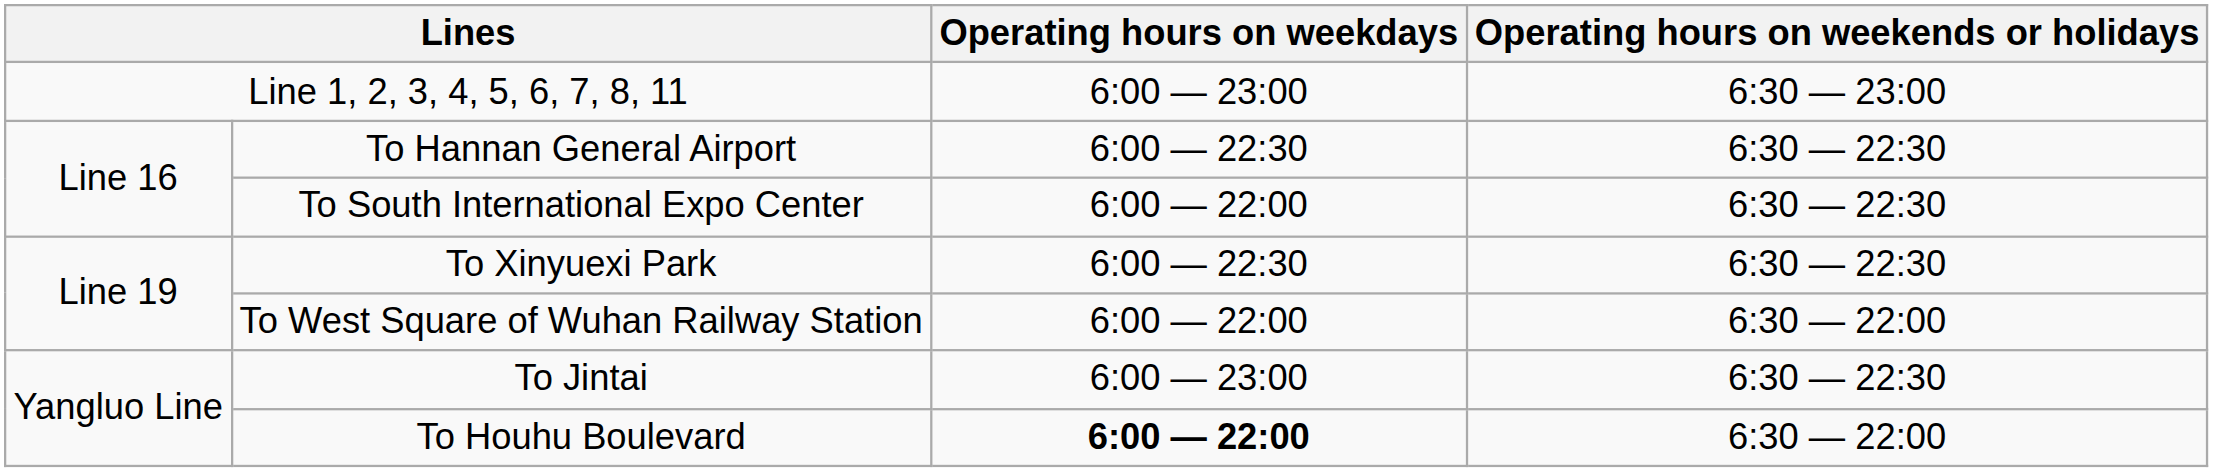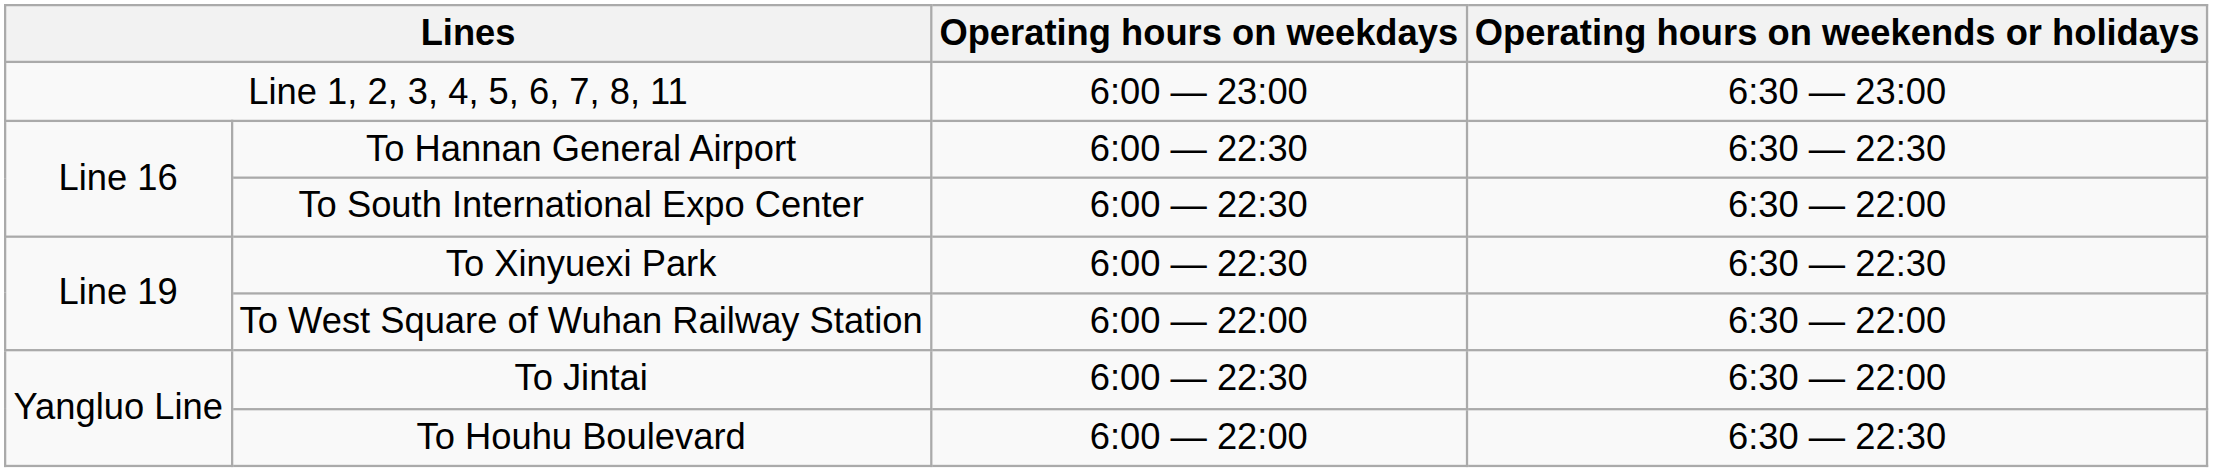(1199, 206) 6:00 — 22:00 -> (1199, 206) 6:00 — 22:30
(1837, 206) 6:30 — 22:30 -> (1837, 206) 6:30 — 22:00
(1199, 378) 6:00 — 23:00 -> (1199, 378) 6:00 — 22:30
(1837, 378) 6:30 — 22:30 -> (1837, 378) 6:30 — 22:00
(1199, 436) bold -> (1199, 436) normal
(1837, 436) 6:30 — 22:00 -> (1837, 436) 6:30 — 22:30
